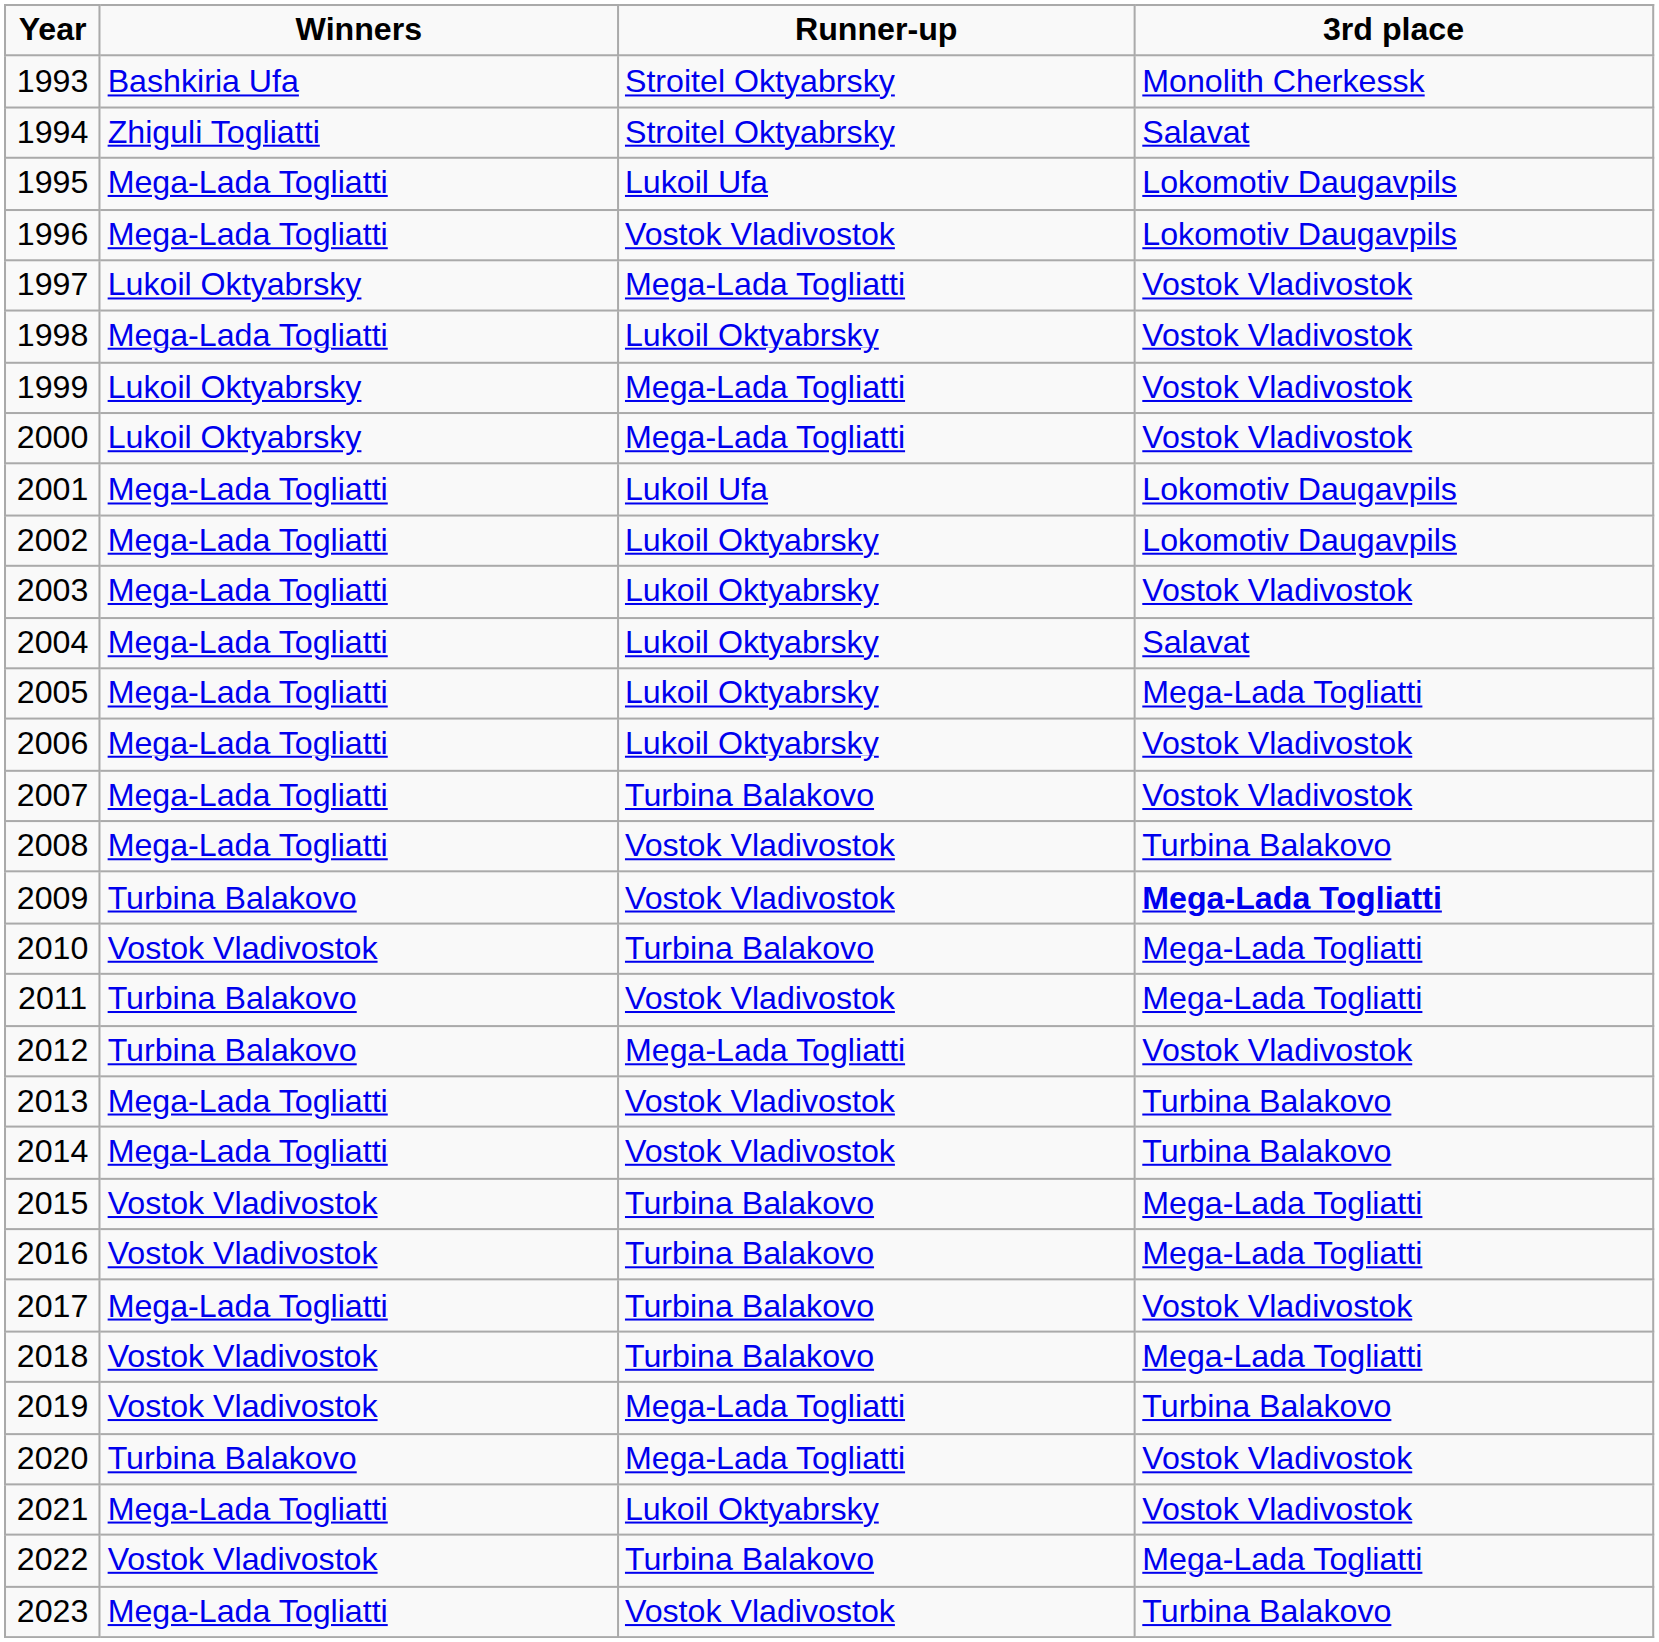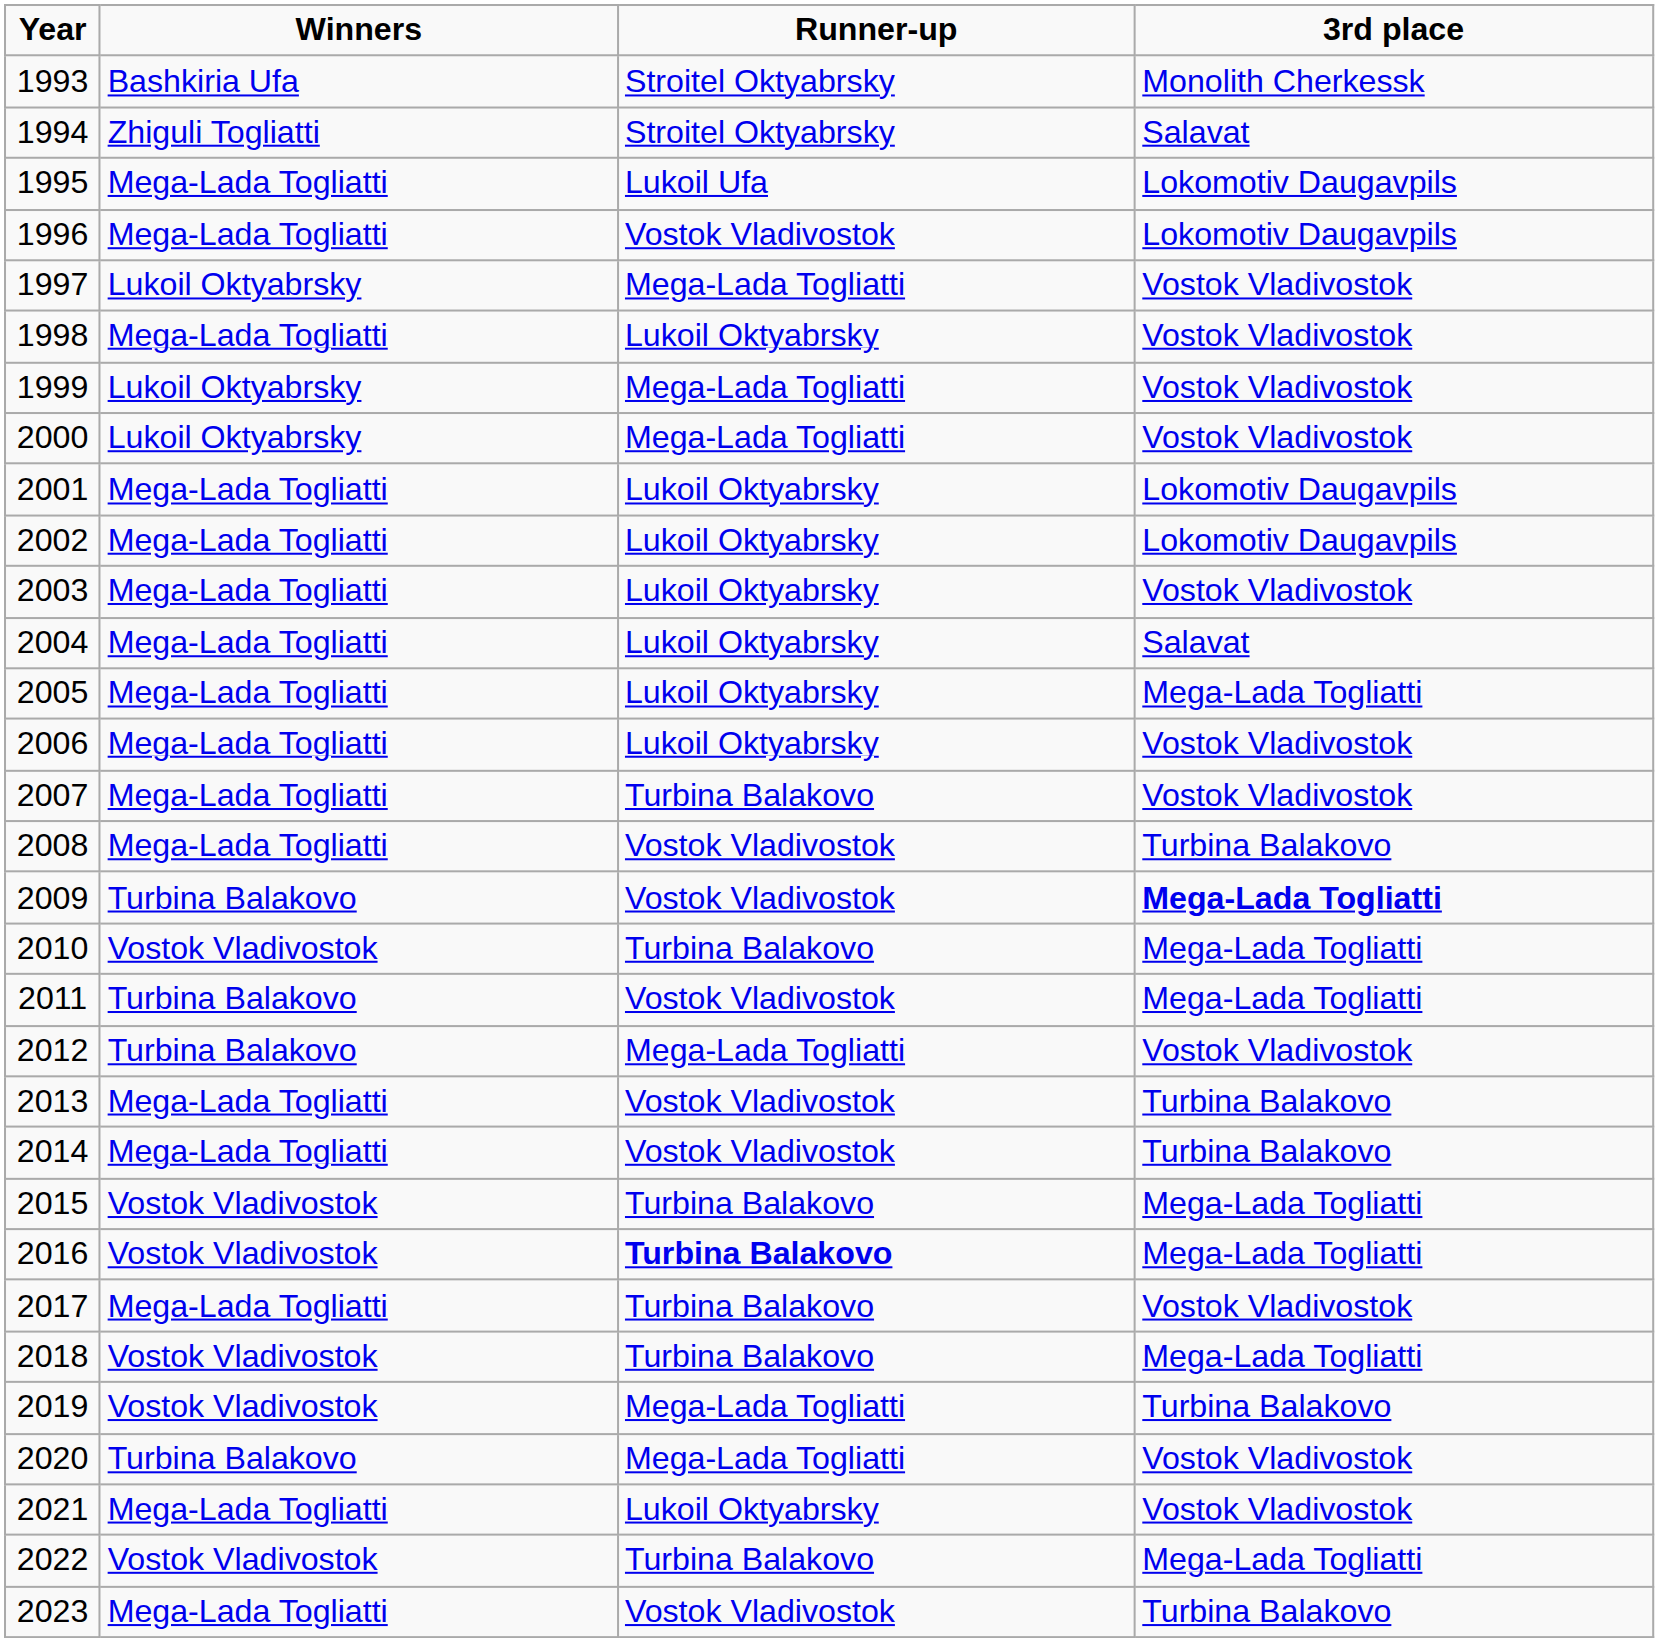(696, 489) Lukoil Ufa -> (752, 489) Lukoil Oktyabrsky
(750, 1254) normal -> (759, 1254) bold
